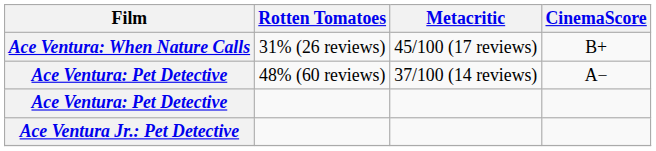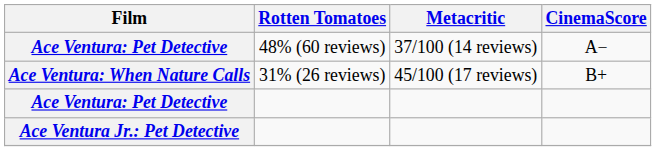rows swapped: (129, 74) <-> (129, 46)
